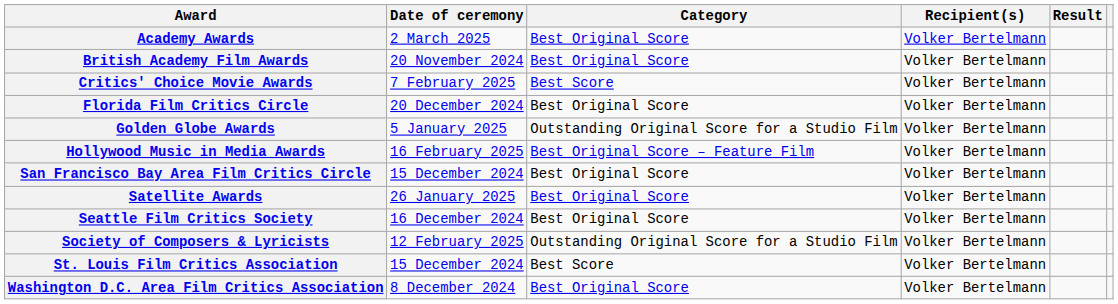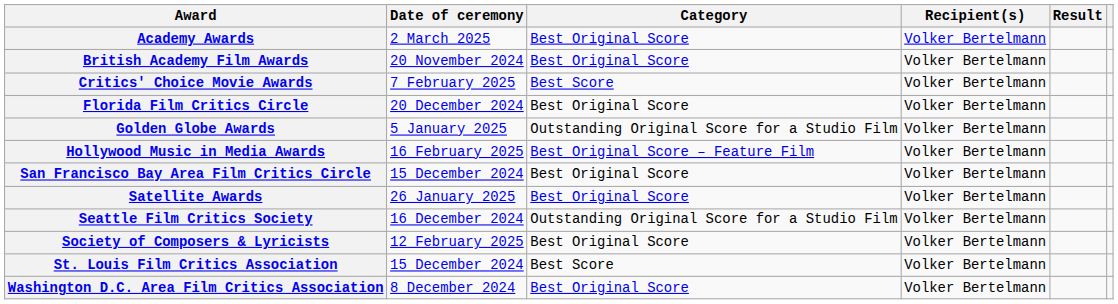(610, 220) Best Original Score -> (714, 220) Outstanding Original Score for a Studio Film
(714, 243) Outstanding Original Score for a Studio Film -> (610, 243) Best Original Score
